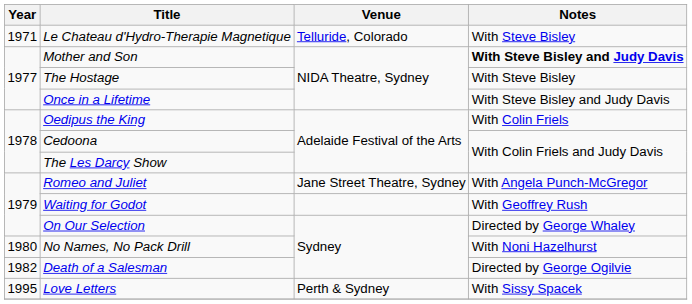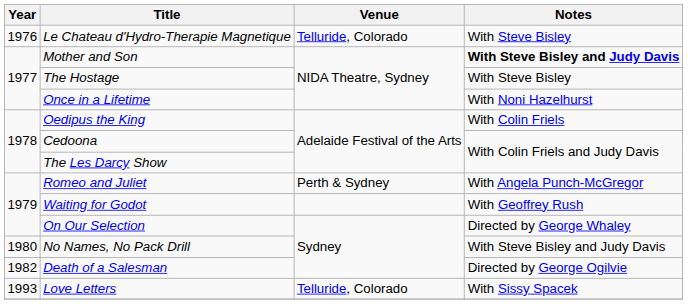(22, 36) 1971 -> (22, 36) 1976
(571, 99) With Steve Bisley and Judy Davis -> (530, 99) With Noni Hazelhurst
(381, 183) Jane Street Theatre, Sydney -> (343, 183) Perth & Sydney
(534, 246) With Noni Hazelhurst -> (567, 246) With Steve Bisley and Judy Davis
(22, 288) 1995 -> (22, 288) 1993
(343, 288) Perth & Sydney -> (352, 288) Telluride, Colorado
